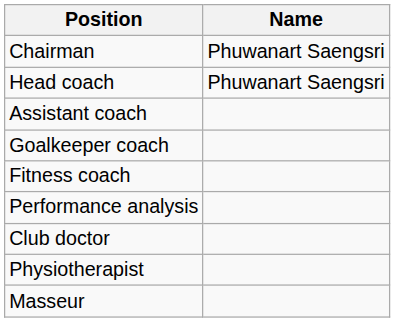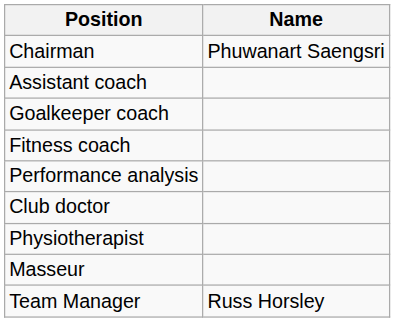- row: (62, 82)
+ row: (75, 301)
